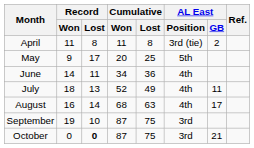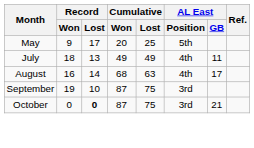- row: (30, 43)
- row: (30, 74)
(121, 89) 52 -> (121, 58) 49
